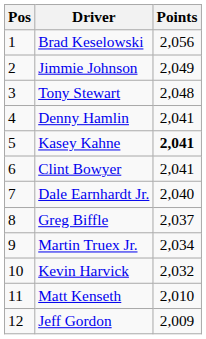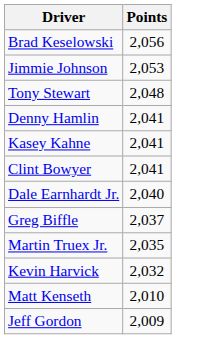- column: (20, 17)
(177, 67) 2,049 -> (147, 67) 2,053
(177, 143) bold -> (147, 143) normal
(177, 245) 2,034 -> (147, 245) 2,035
